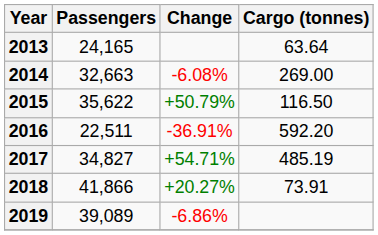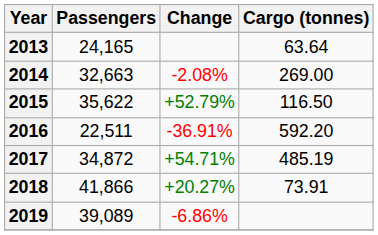(200, 74) -6.08% -> (200, 74) -2.08%
(200, 103) +50.79% -> (200, 103) +52.79%
(106, 159) 34,827 -> (106, 159) 34,872
